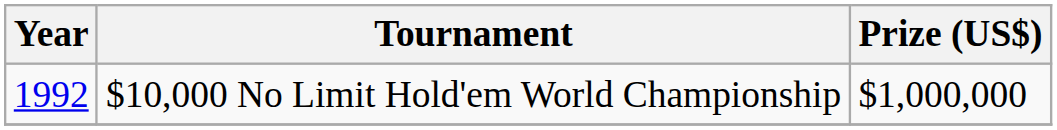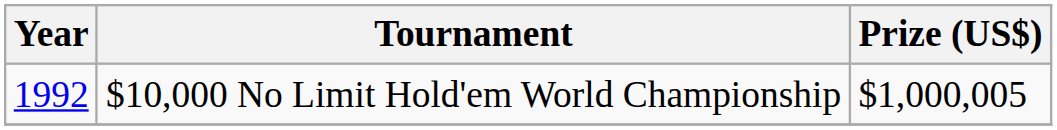(943, 93) $1,000,000 -> (943, 93) $1,000,005
